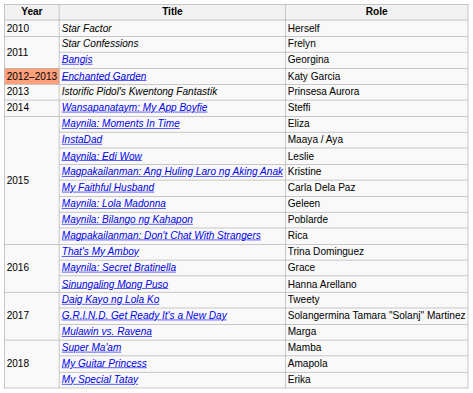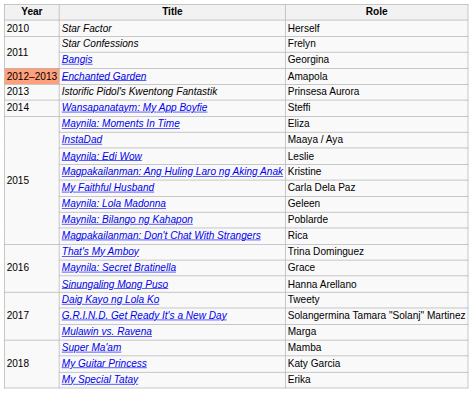(314, 76) Katy Garcia -> (308, 76) Amapola
(308, 364) Amapola -> (314, 364) Katy Garcia
